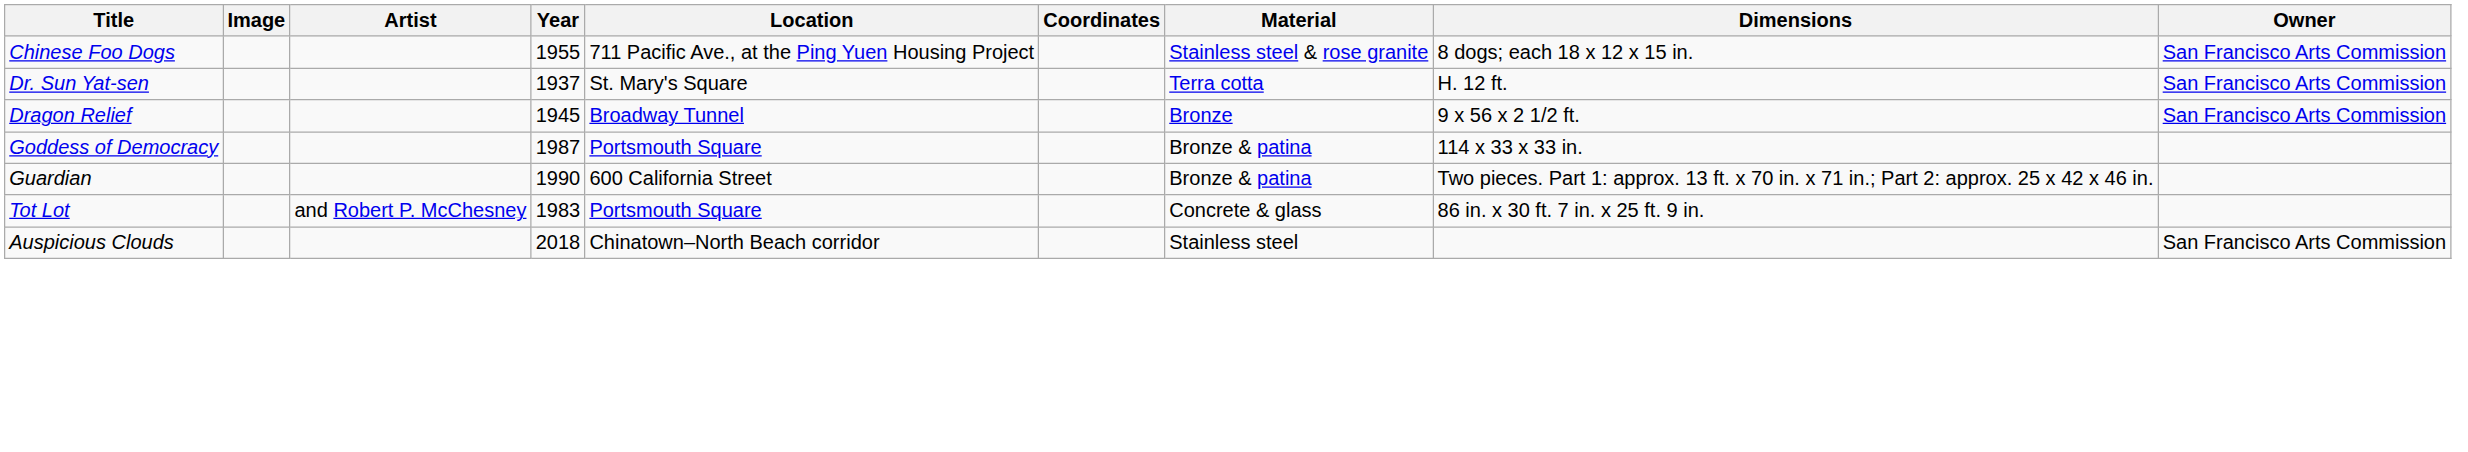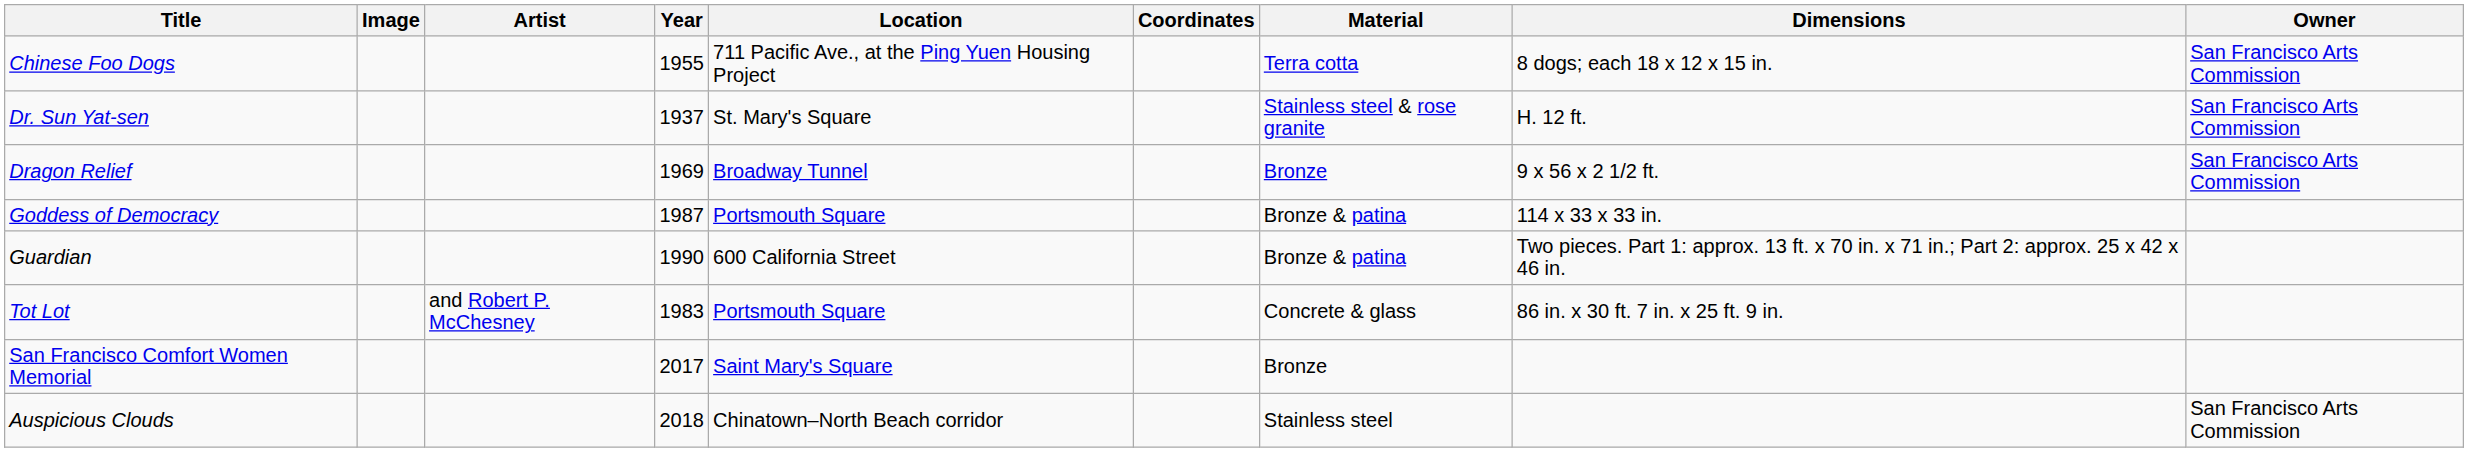(1299, 52) Stainless steel & rose granite -> (1311, 63) Terra cotta
(1216, 83) Terra cotta -> (1360, 117) Stainless steel & rose granite
(558, 115) 1945 -> (682, 171) 1969
+ row: (149, 366)
